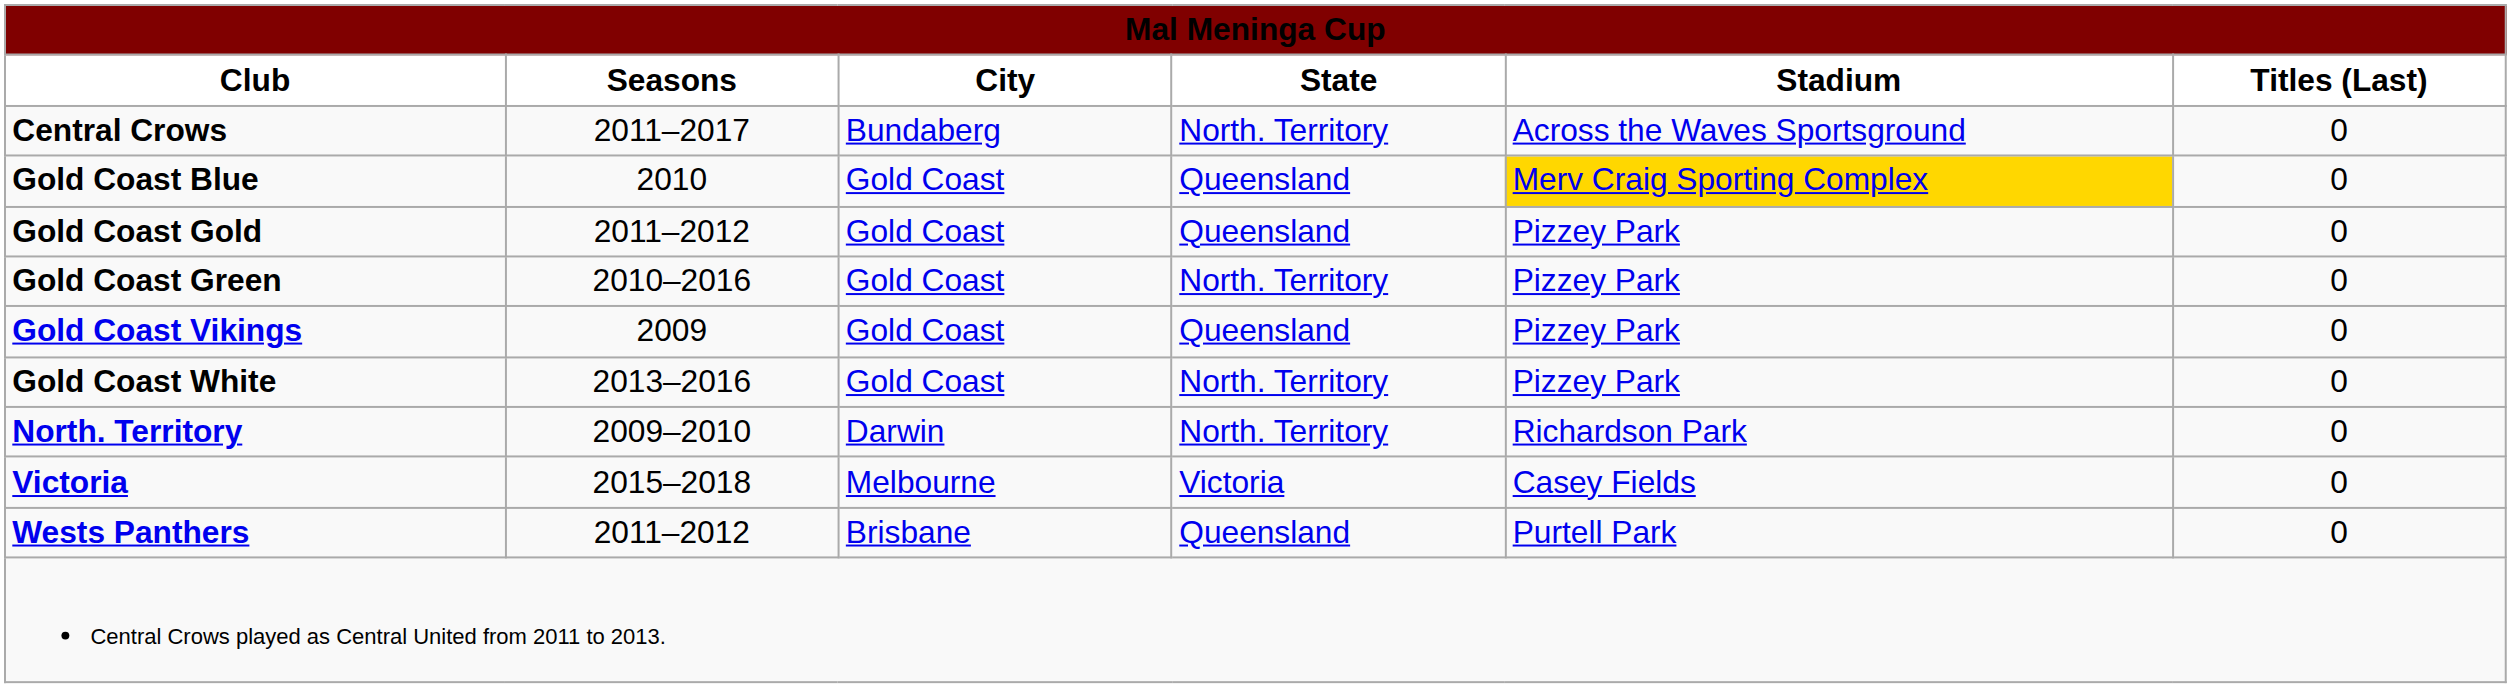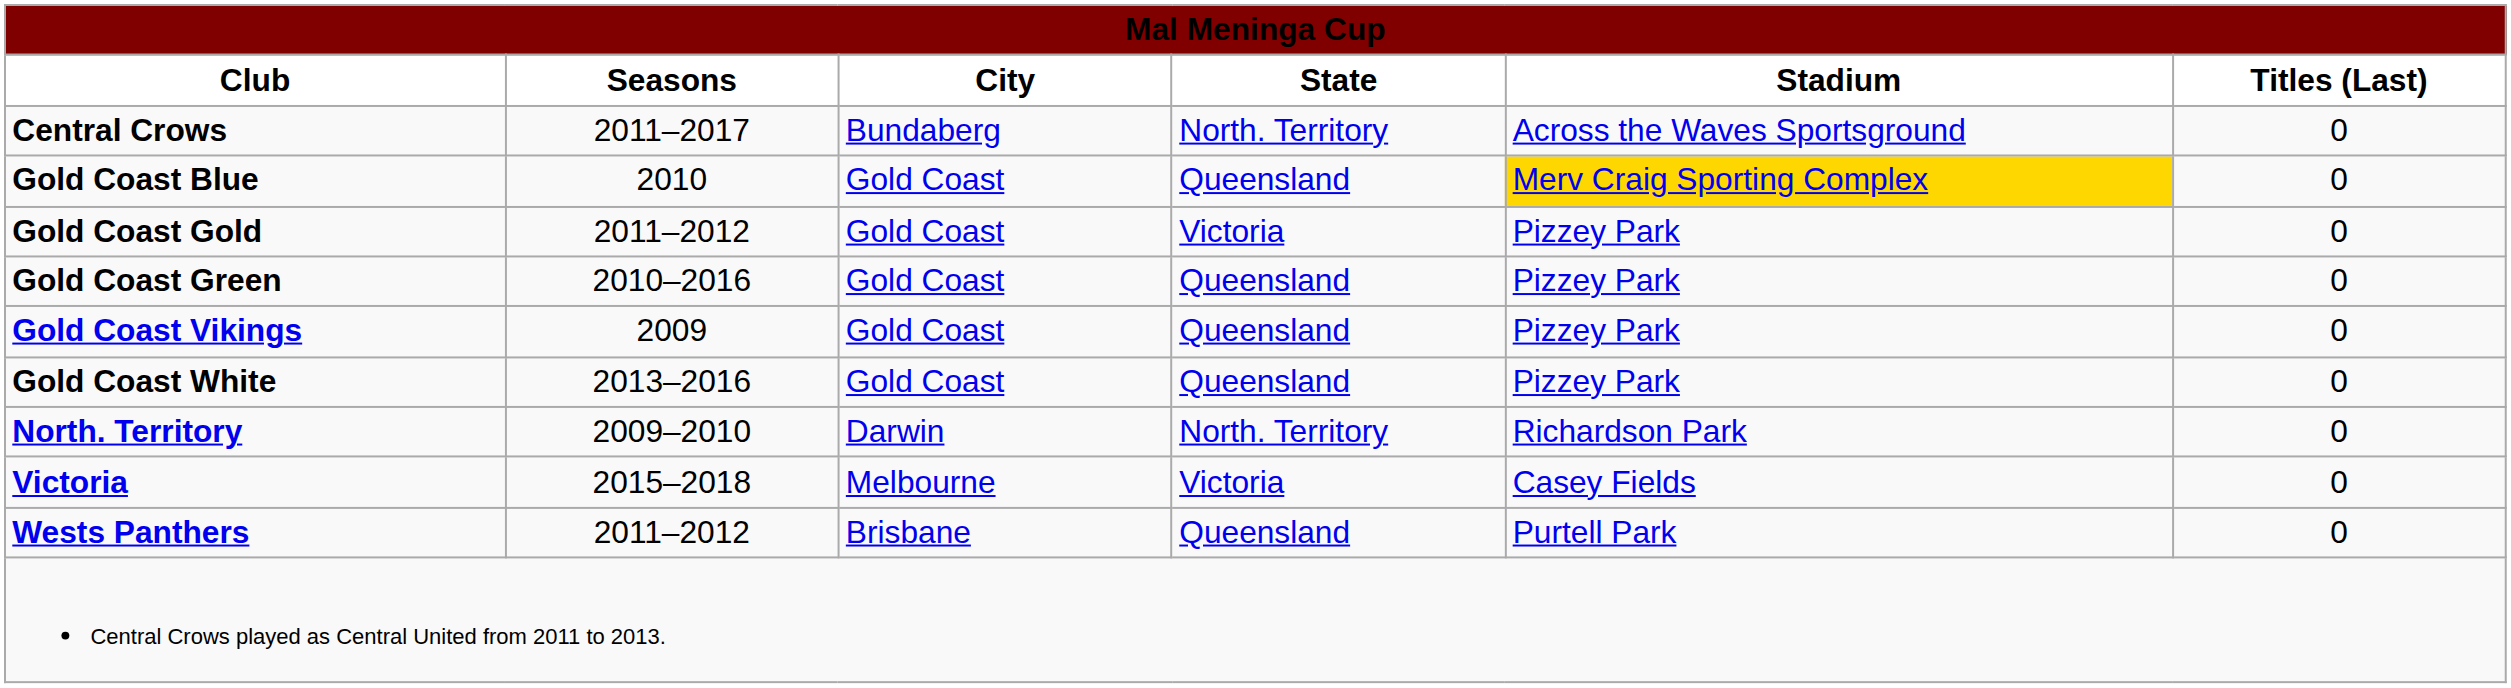(1265, 230) Queensland -> (1232, 230) Victoria
(1284, 280) North. Territory -> (1265, 280) Queensland
(1284, 381) North. Territory -> (1265, 381) Queensland
